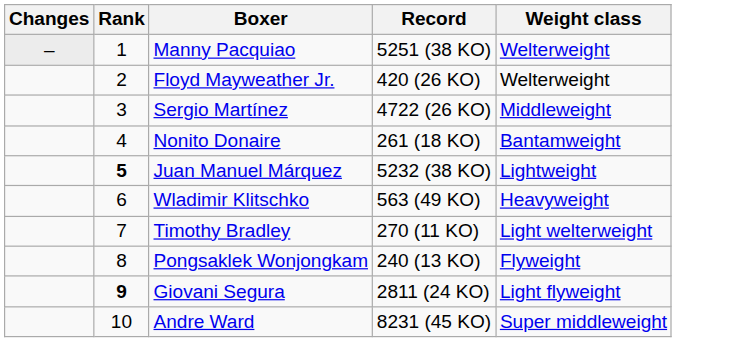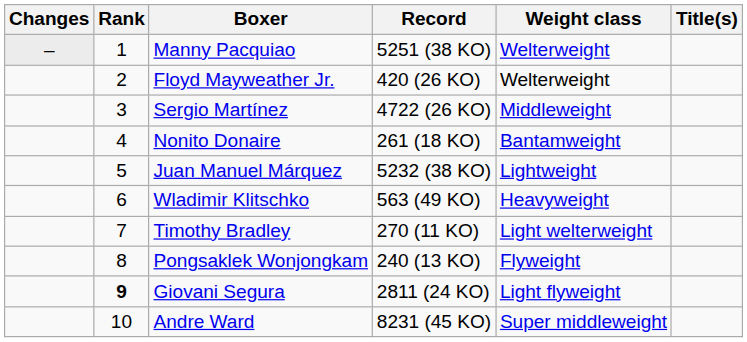+ column: (707, 19)
(121, 170) bold -> (121, 170) normal
